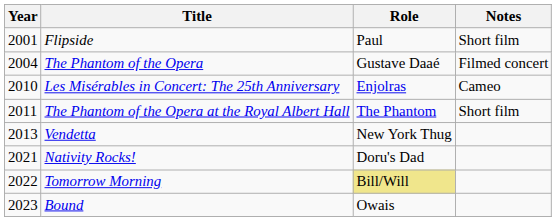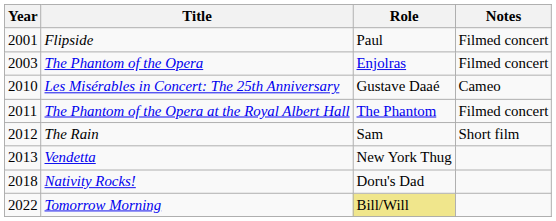(489, 39) Short film -> (503, 39) Filmed concert
(23, 63) 2004 -> (23, 63) 2003
(398, 63) Gustave Daaé -> (381, 63) Enjolras
(381, 87) Enjolras -> (398, 87) Gustave Daaé
(489, 110) Short film -> (503, 110) Filmed concert
+ row: (72, 134)
(23, 157) 2021 -> (23, 181) 2018
- row: (64, 205)
